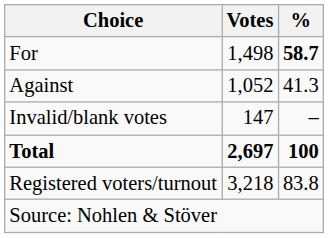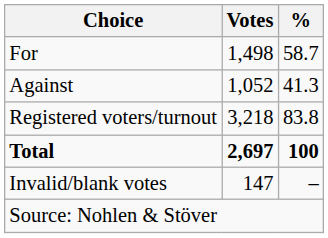(301, 53) bold -> (301, 53) normal
rows swapped: (88, 118) <-> (113, 183)
